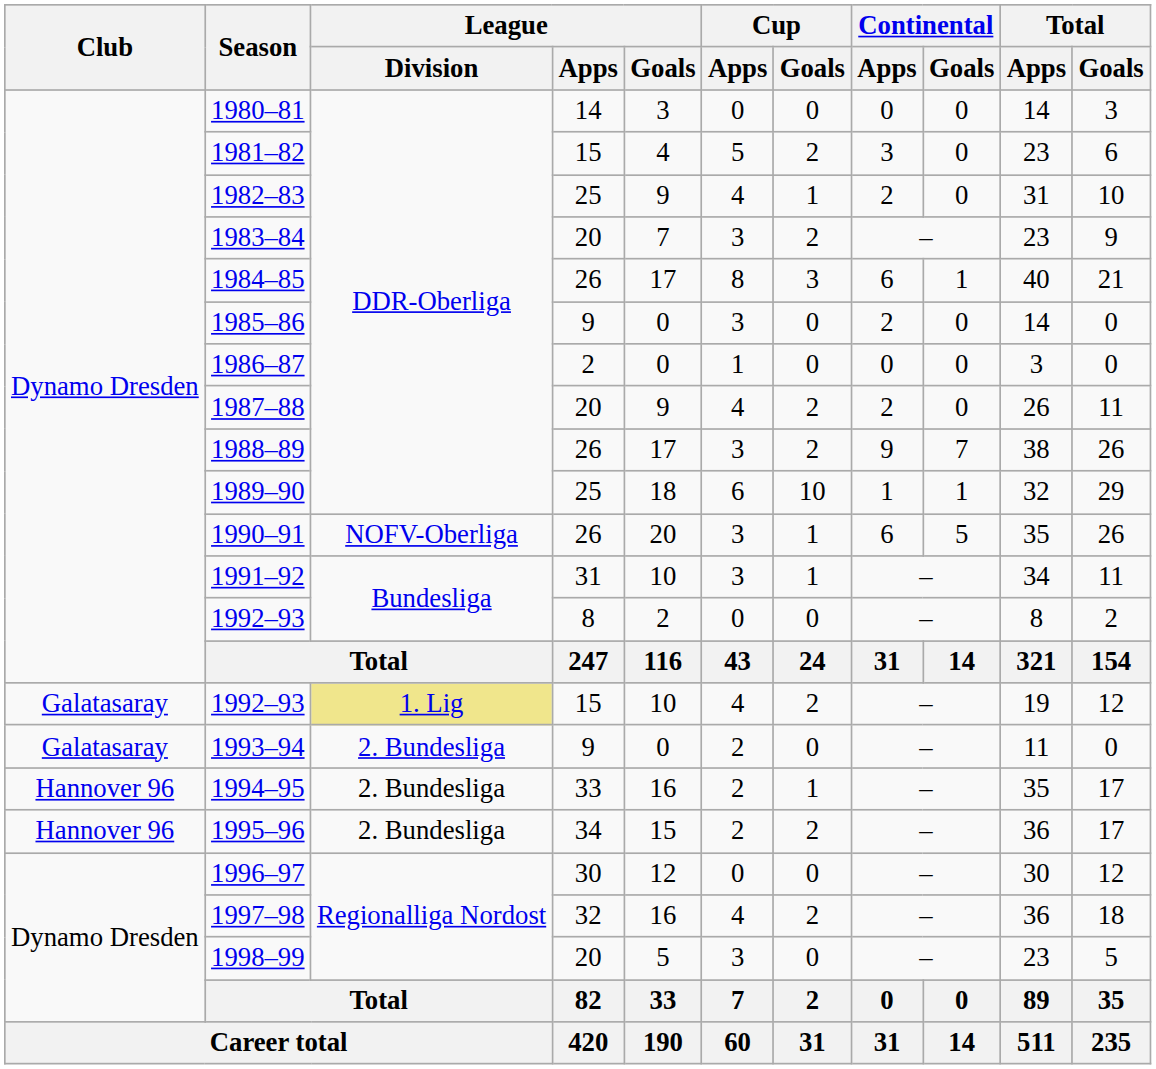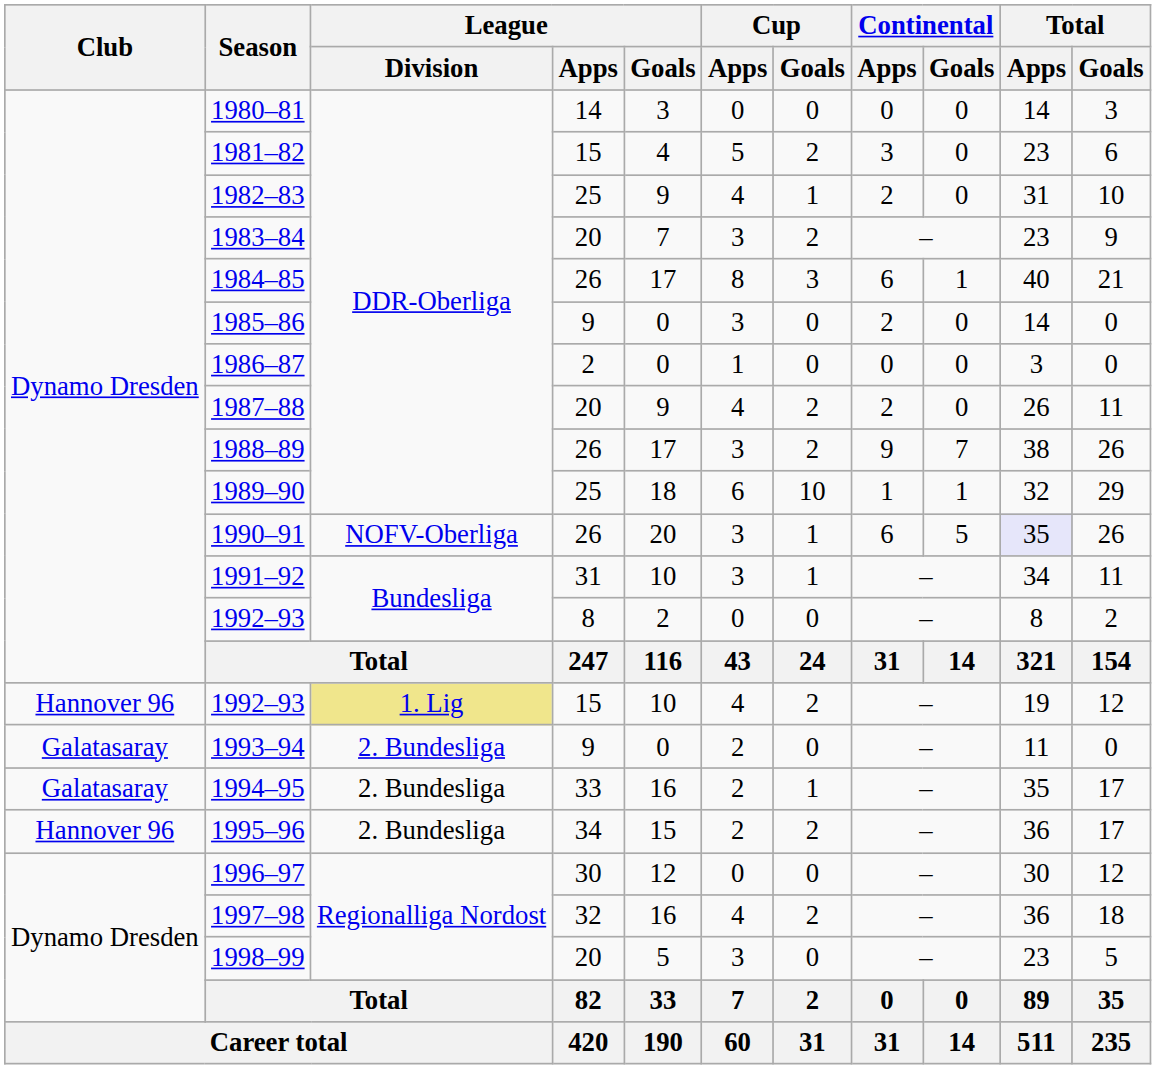(1036, 534) no background -> (1036, 534) lavender background
(105, 703) Galatasaray -> (105, 703) Hannover 96
(105, 788) Hannover 96 -> (105, 788) Galatasaray
